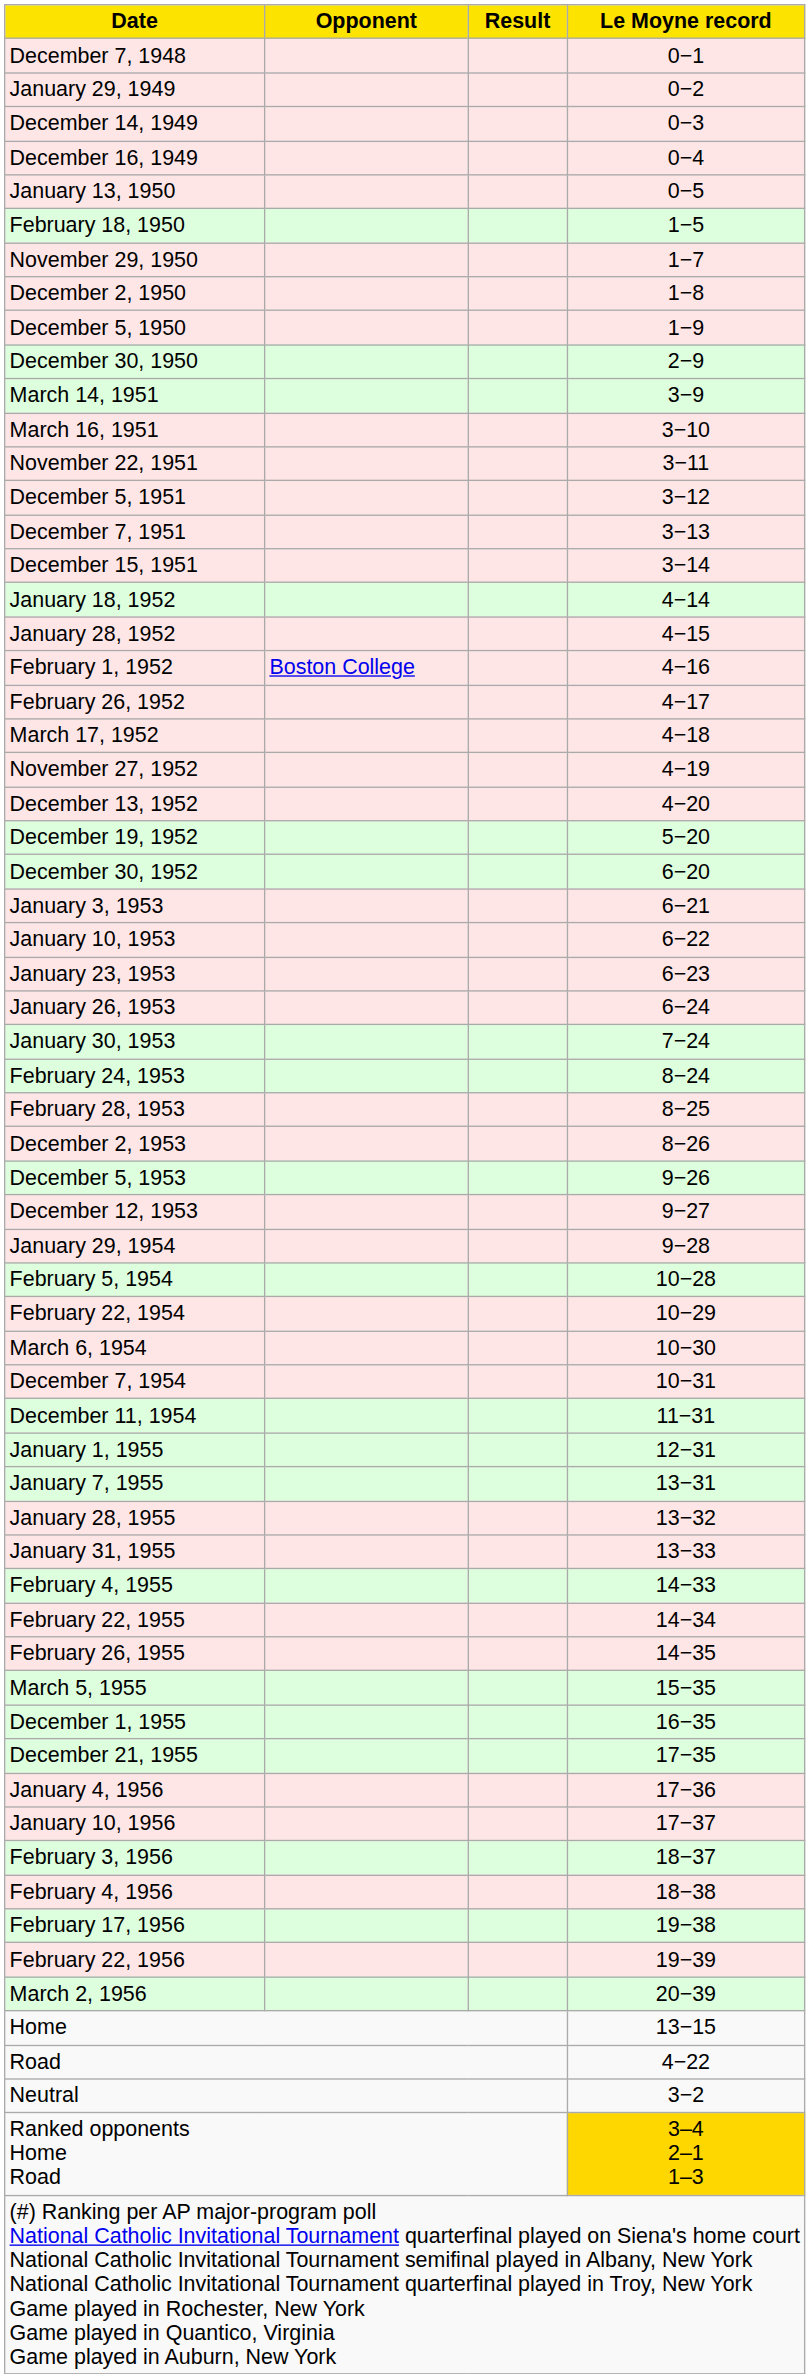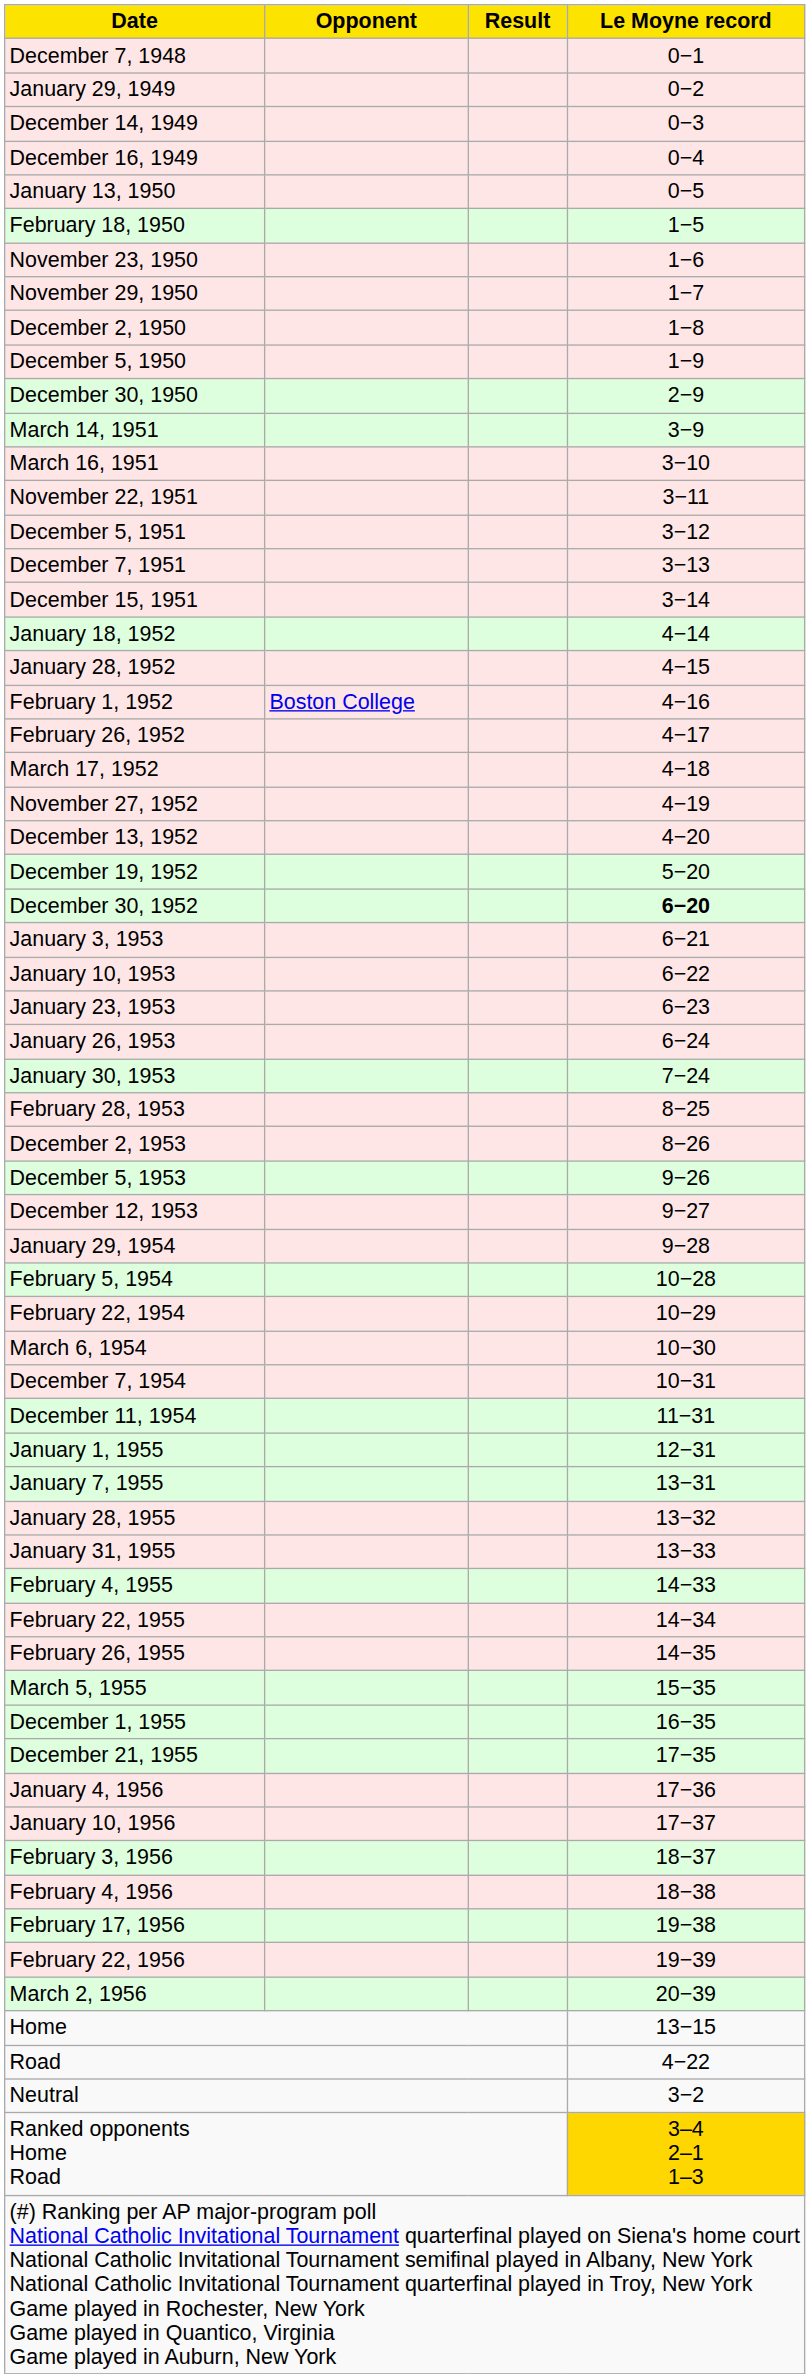+ row: (104, 259)
(686, 871) normal -> (686, 905) bold
- row: (97, 1075)
